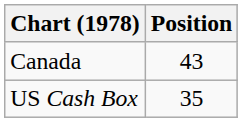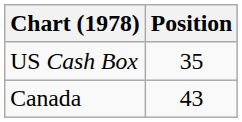rows swapped: (46, 60) <-> (74, 98)
